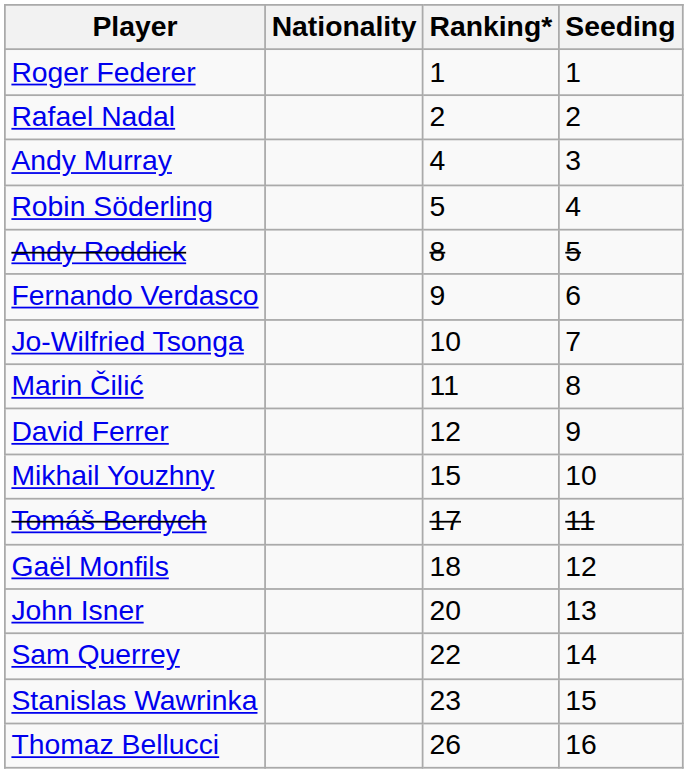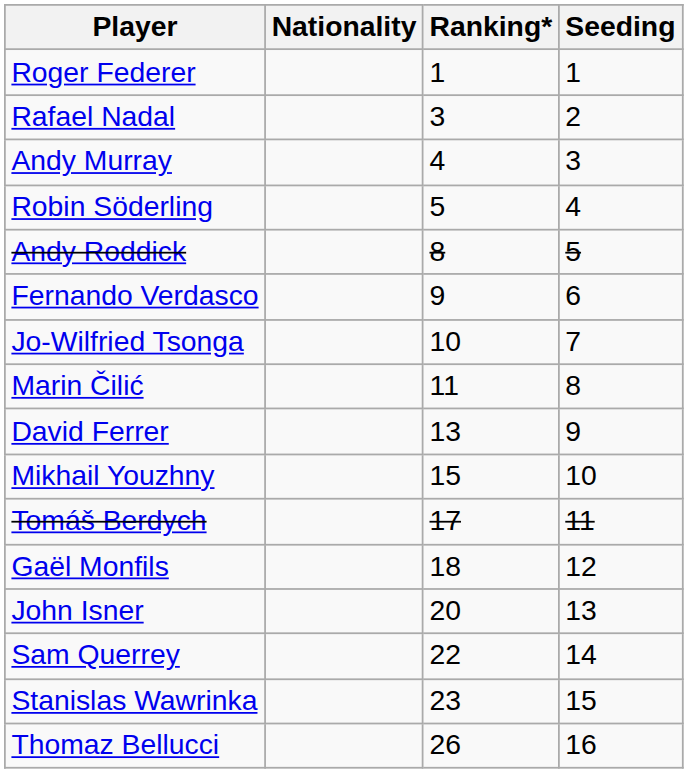(437, 116) 2 -> (437, 116) 3
(445, 431) 12 -> (445, 431) 13
